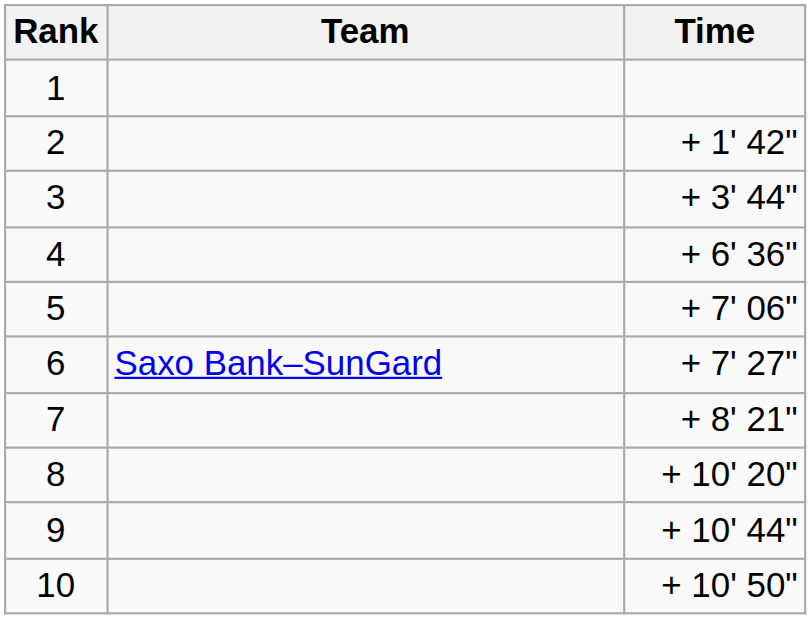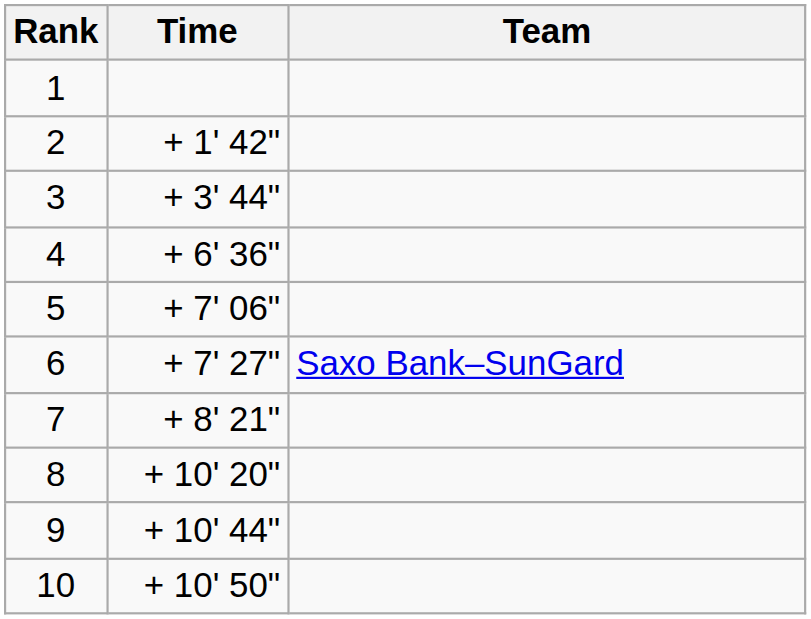columns swapped: (365, 32) <-> (715, 32)
